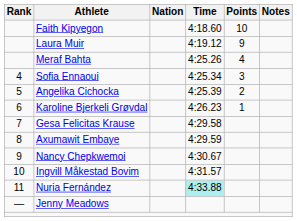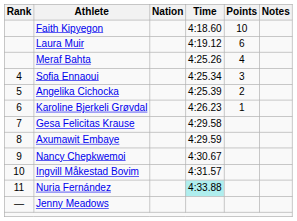(242, 44) 9 -> (242, 44) 6
